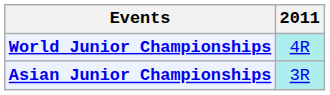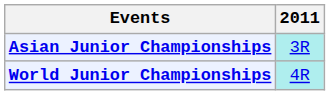rows swapped: (140, 75) <-> (140, 47)
